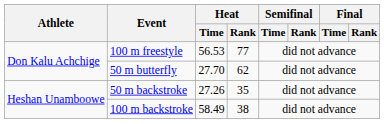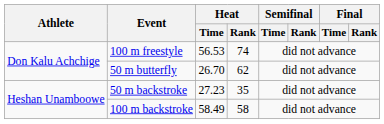(243, 51) 77 -> (243, 51) 74
(212, 71) 27.70 -> (212, 71) 26.70
(212, 90) 27.26 -> (212, 90) 27.23
(243, 109) 38 -> (243, 109) 58
